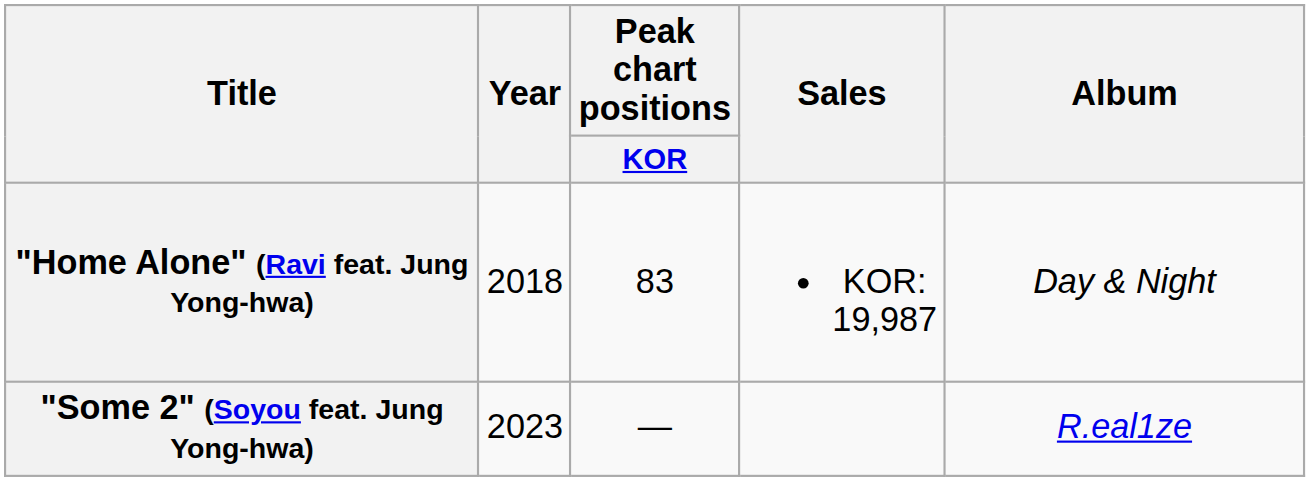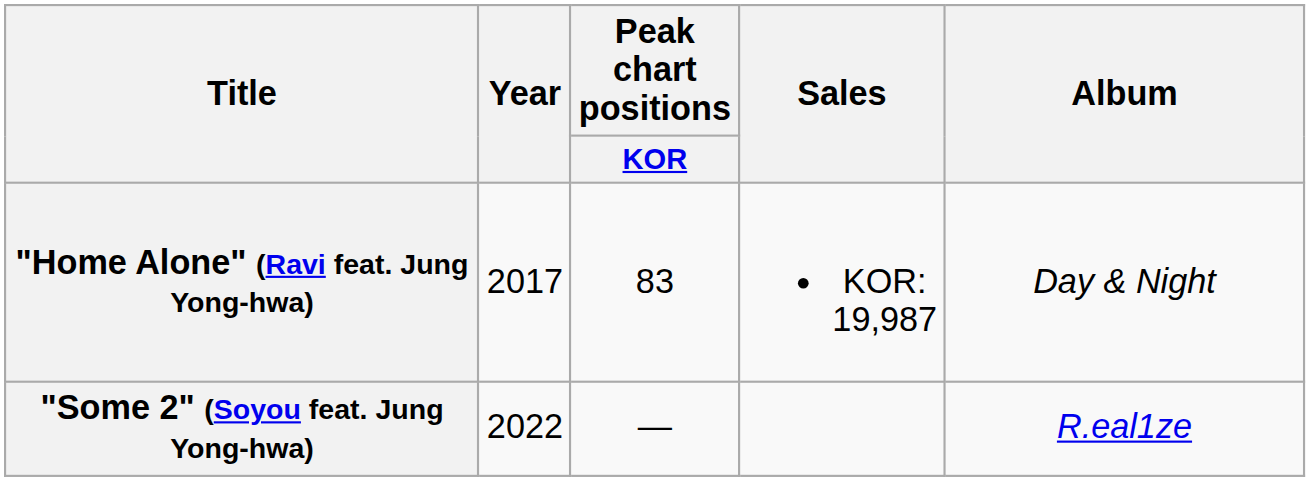(525, 281) 2018 -> (525, 281) 2017
(525, 427) 2023 -> (525, 427) 2022
